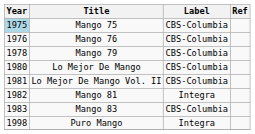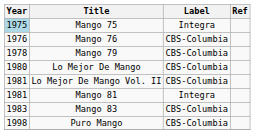(197, 26) CBS-Columbia -> (197, 26) Integra
(17, 95) 1982 -> (17, 95) 1981
(197, 123) Integra -> (197, 123) CBS-Columbia
